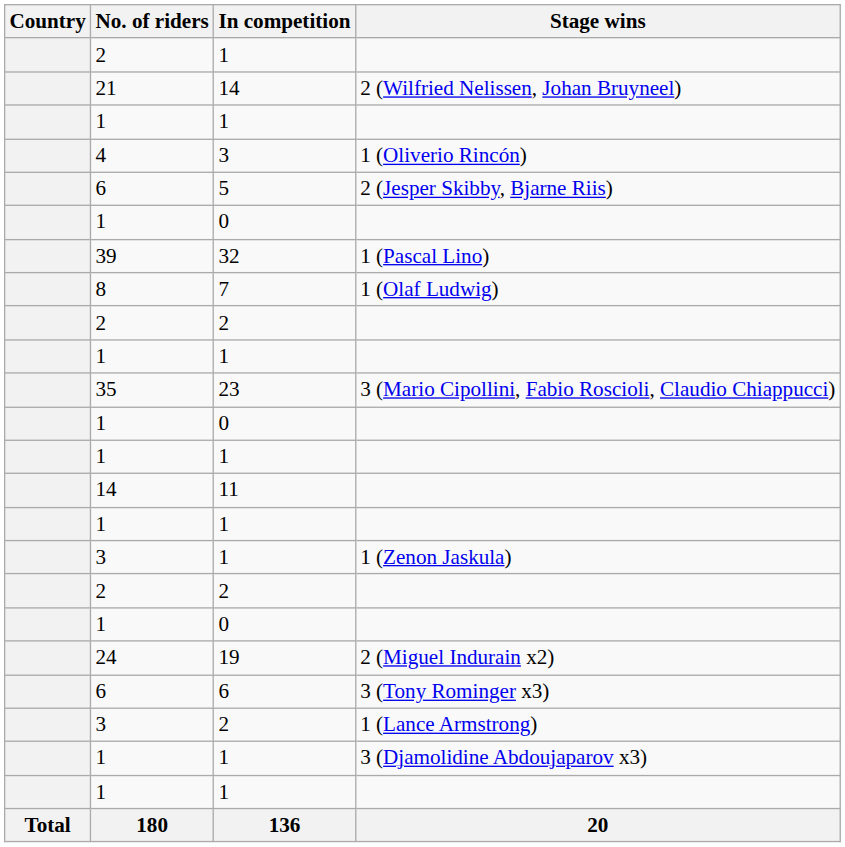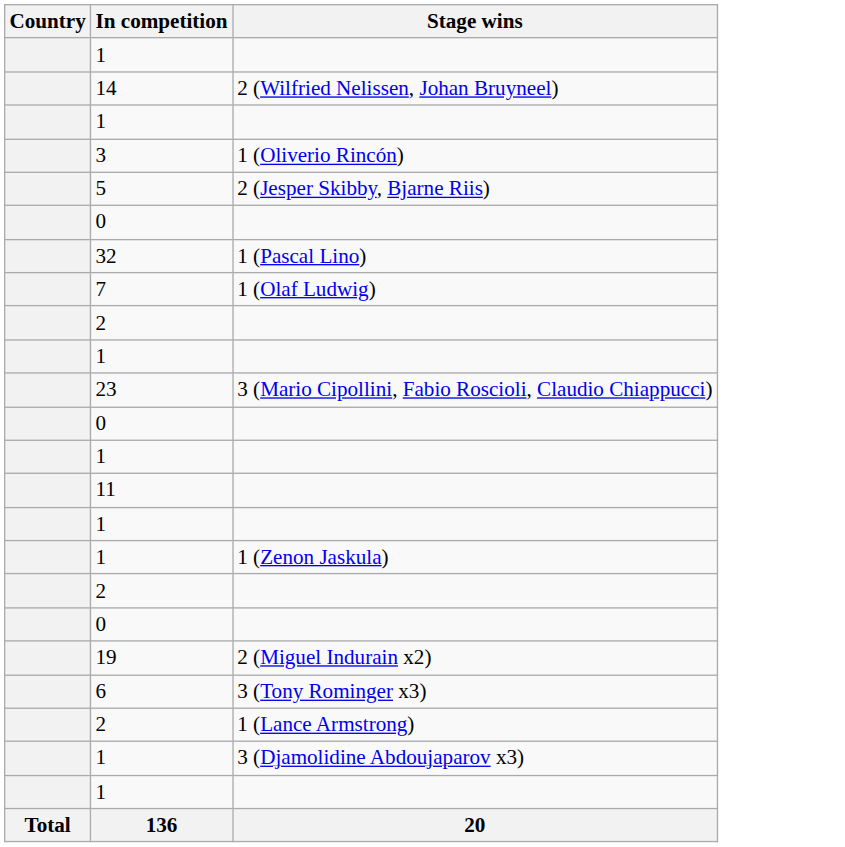- column: (152, 21)
